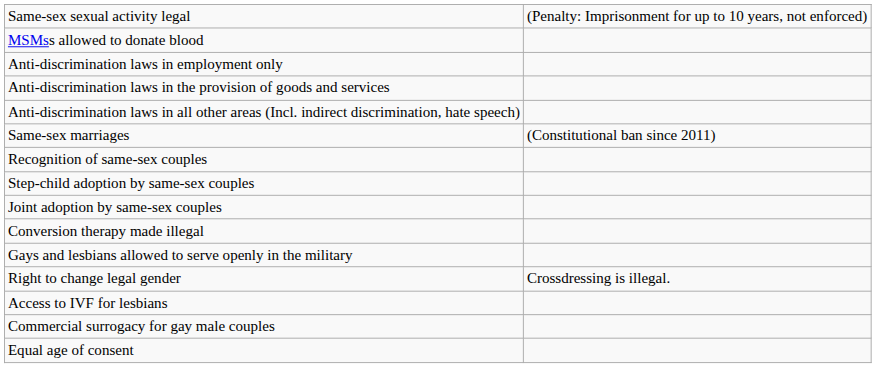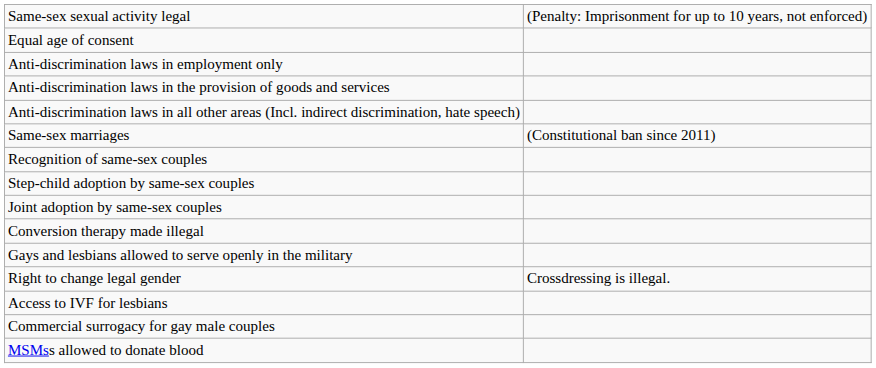rows swapped: (71, 350) <-> (106, 40)
